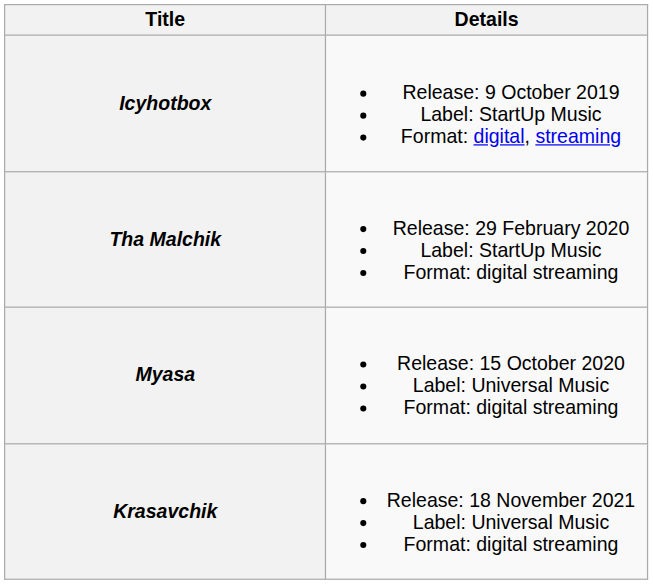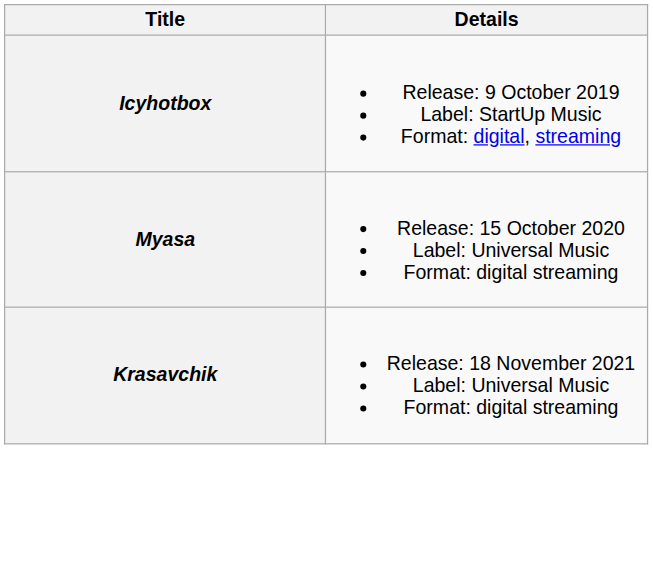- row: (165, 239)
